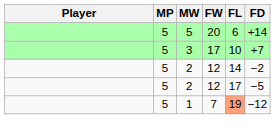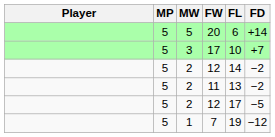+ row: (189, 86)
(235, 104) lightsalmon background -> (235, 123) no background
